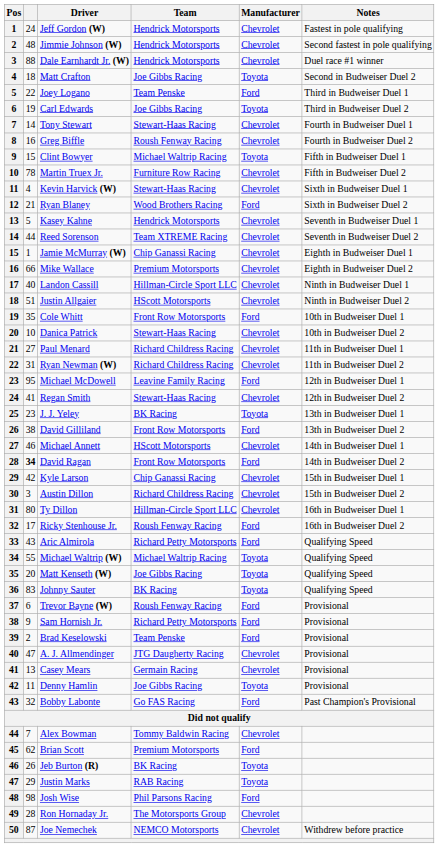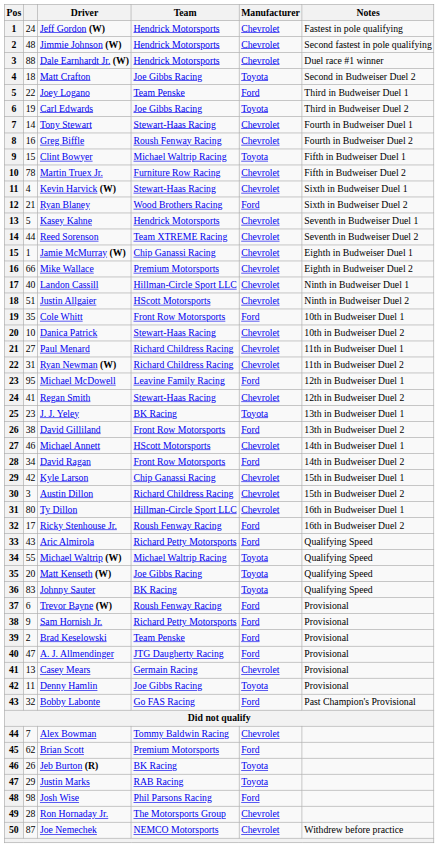(31, 461) bold -> (31, 461) normal
(260, 654) Chevrolet -> (250, 654) Ford
